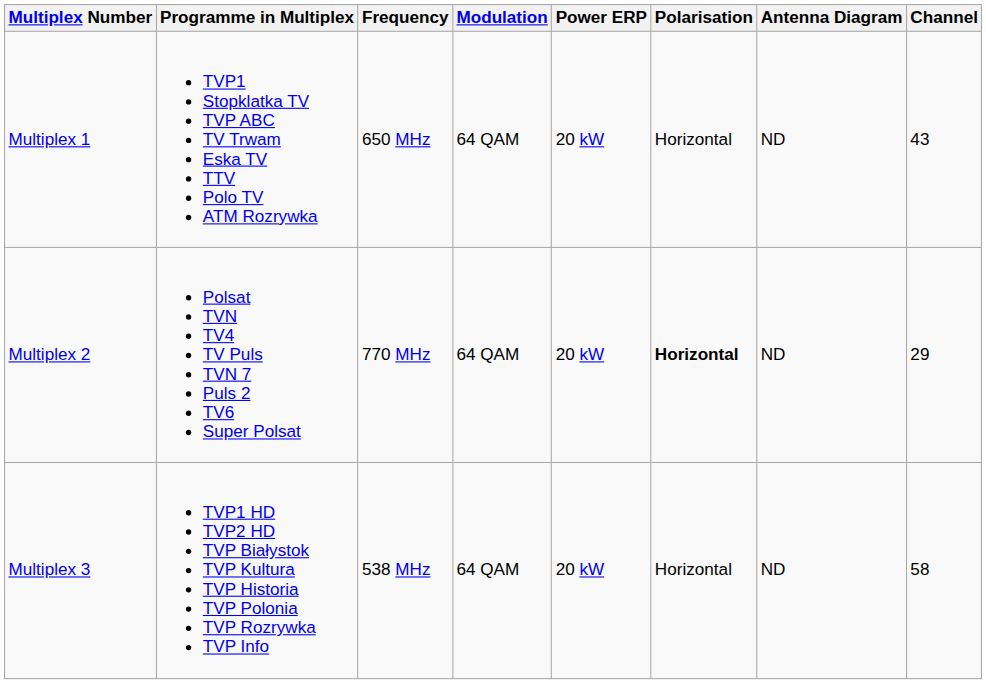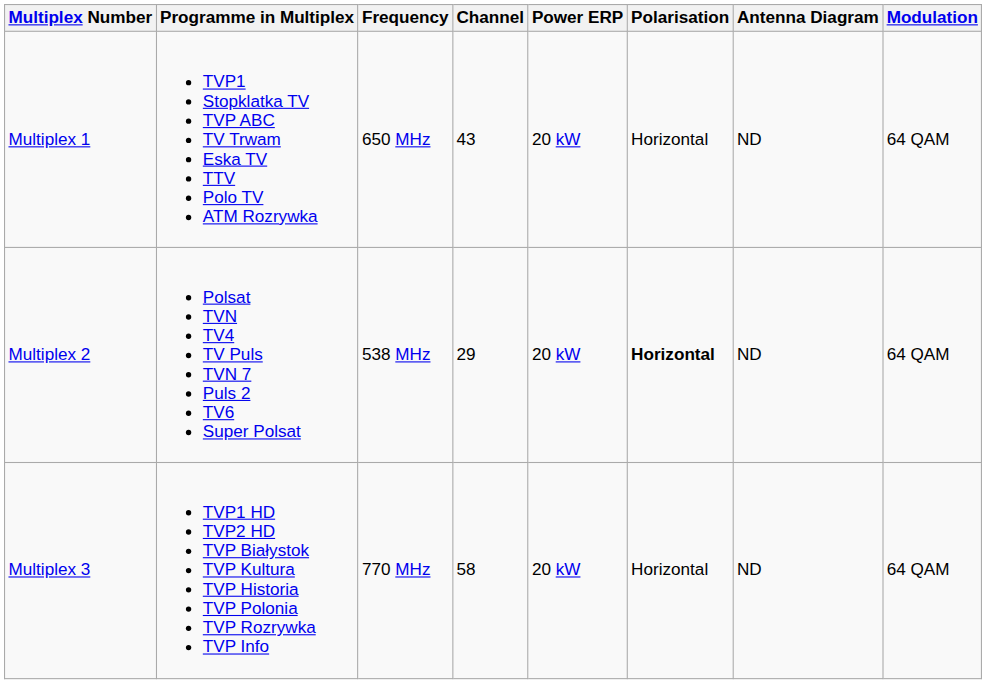columns swapped: (944, 18) <-> (502, 18)
(396, 354) 770 MHz -> (396, 354) 538 MHz
(396, 570) 538 MHz -> (396, 570) 770 MHz
